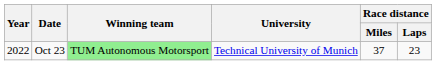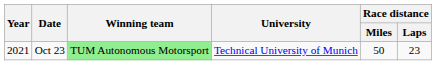(18, 51) 2022 -> (18, 51) 2021
(379, 51) 37 -> (379, 51) 50
